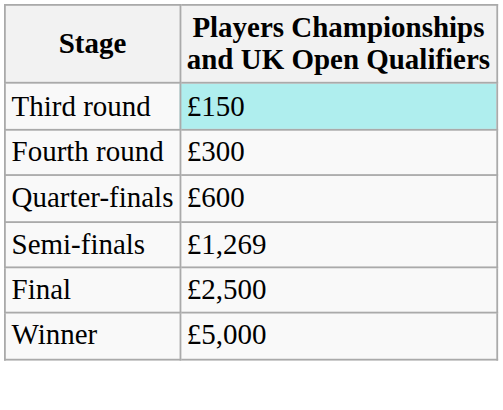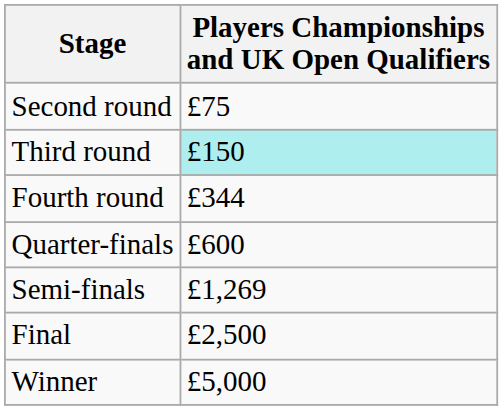+ row: (92, 105)
(216, 151) £300 -> (216, 197) £344
